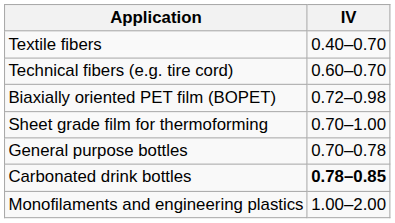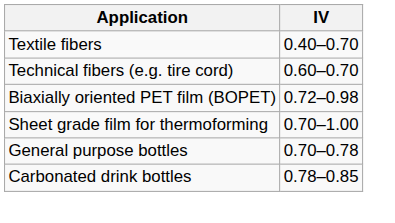(349, 177) bold -> (321, 177) normal
- row: (156, 204)
